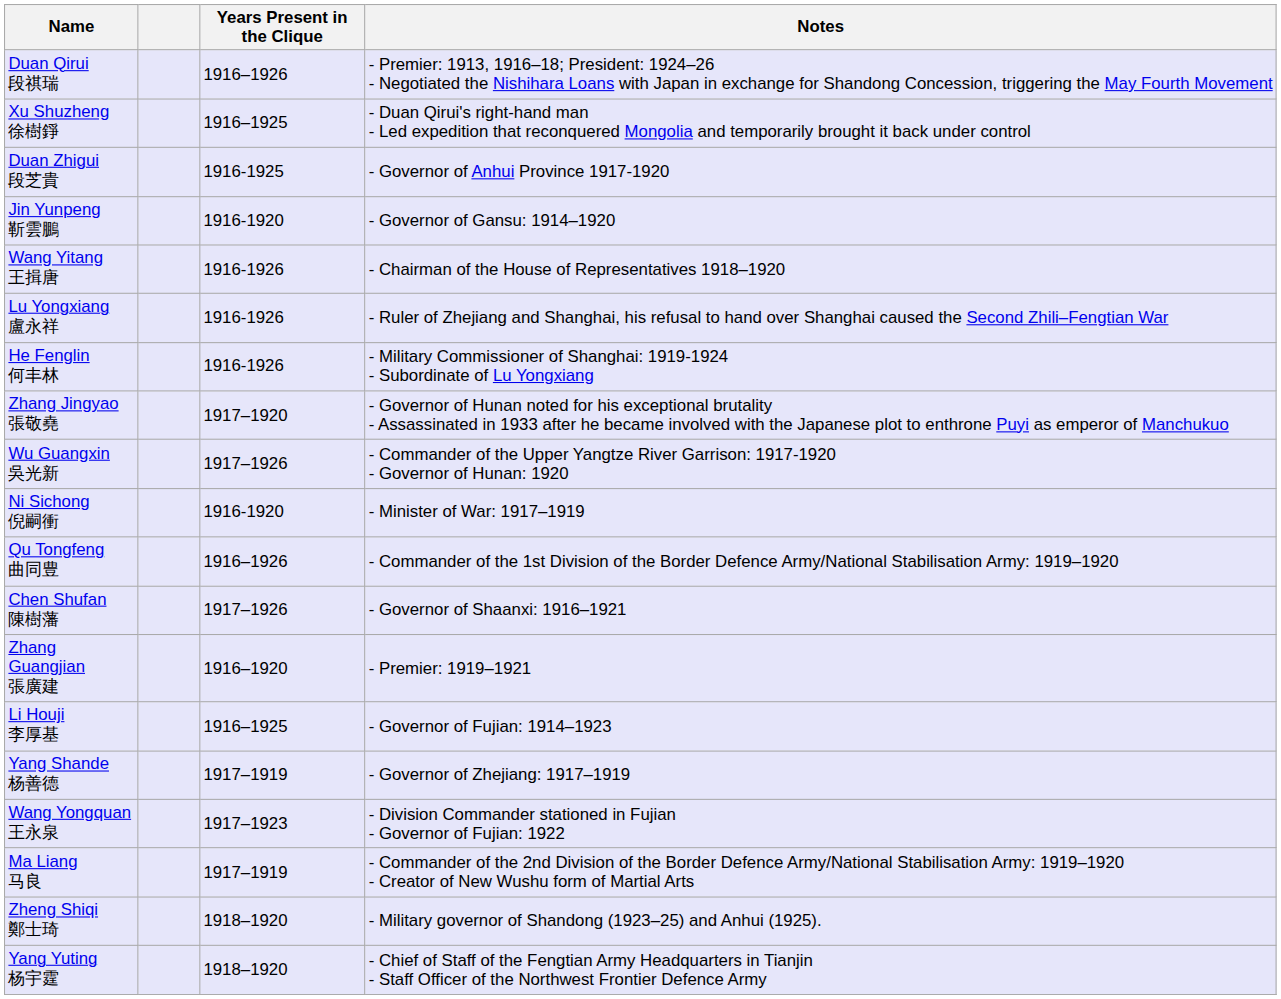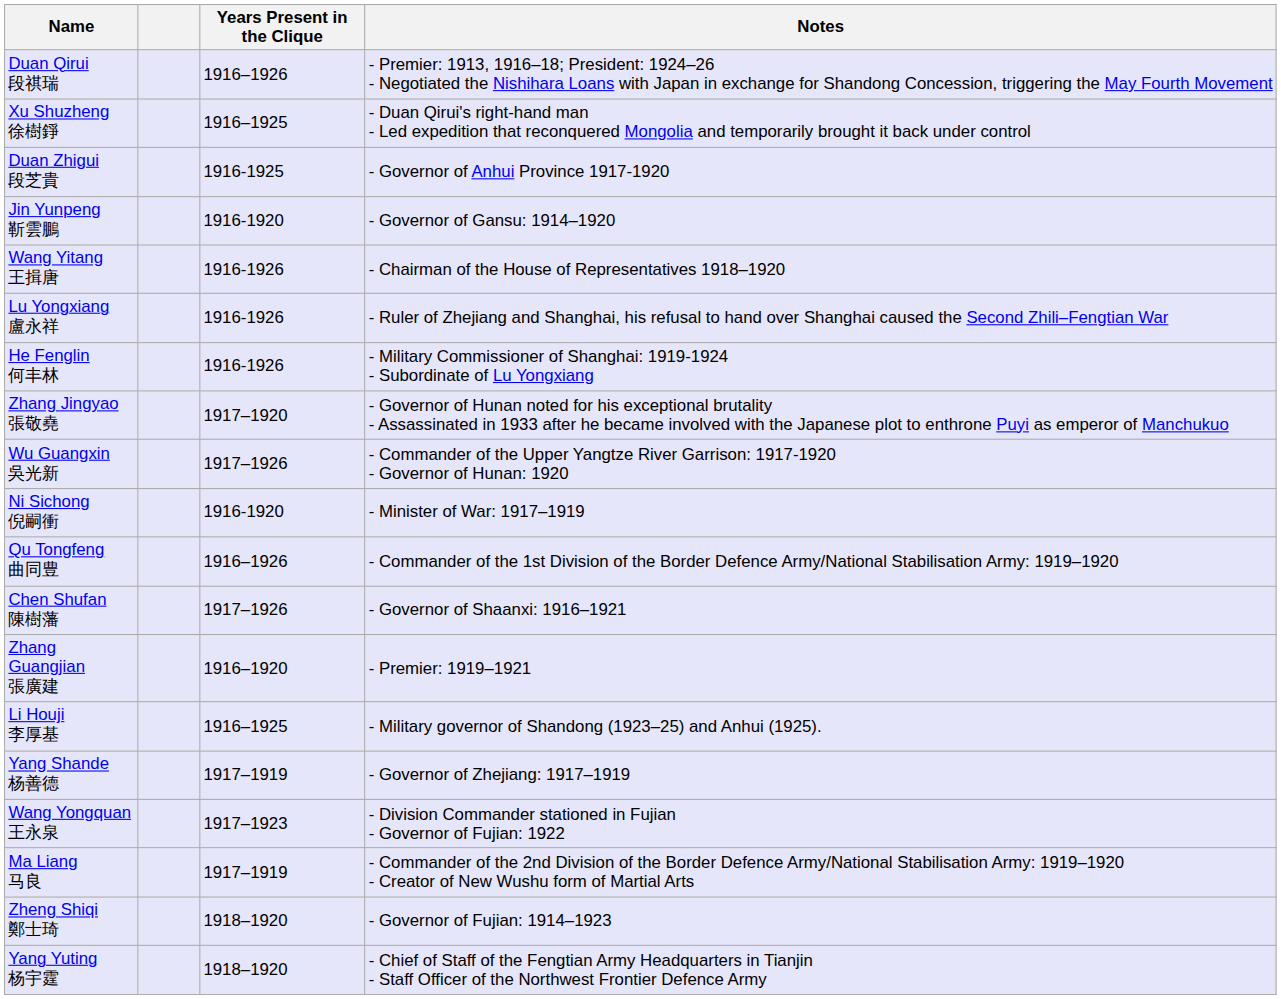(490, 726) - Governor of Fujian: 1914–1923 -> (595, 726) - Military governor of Shandong (1923–25) and Anhui (1925).
(595, 921) - Military governor of Shandong (1923–25) and Anhui (1925). -> (490, 921) - Governor of Fujian: 1914–1923
